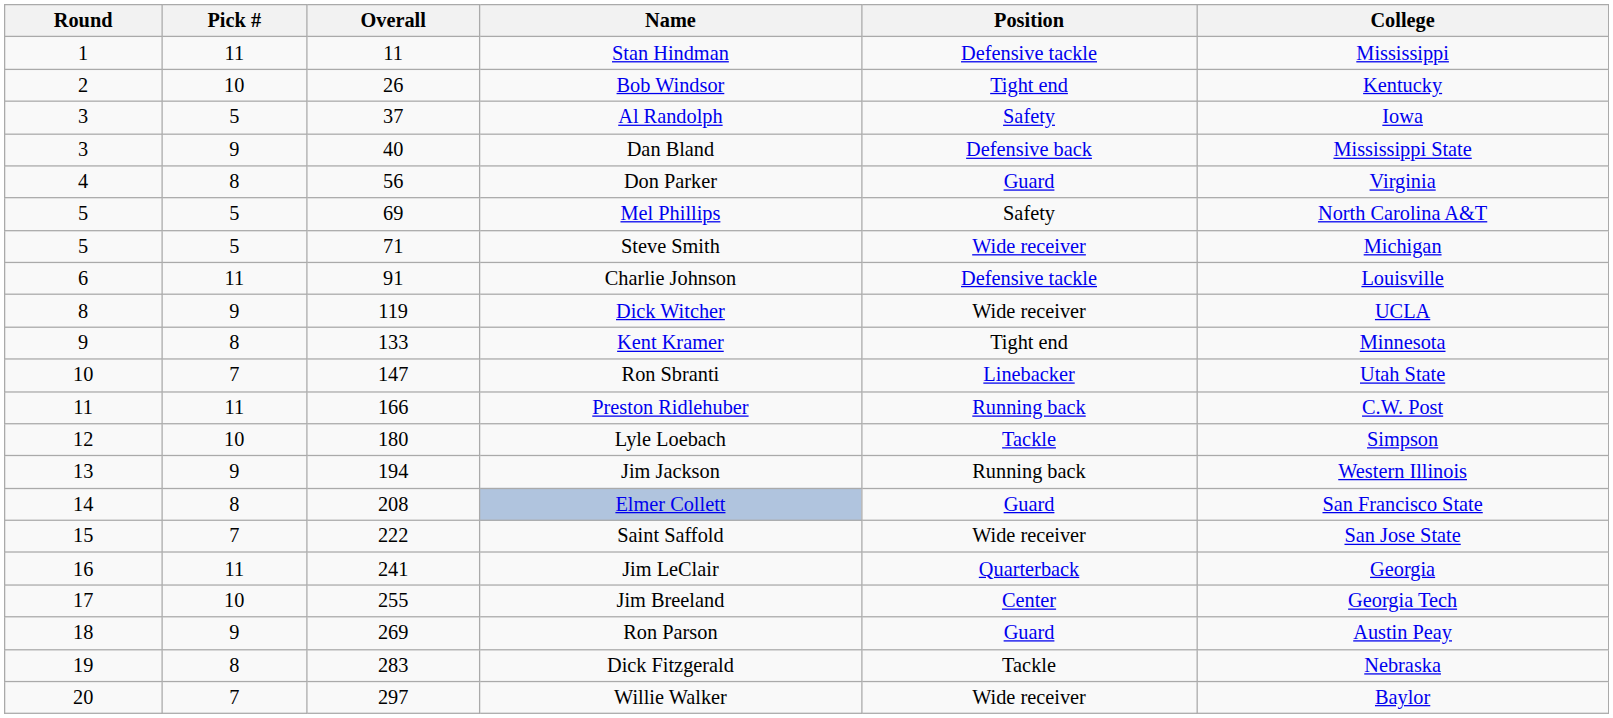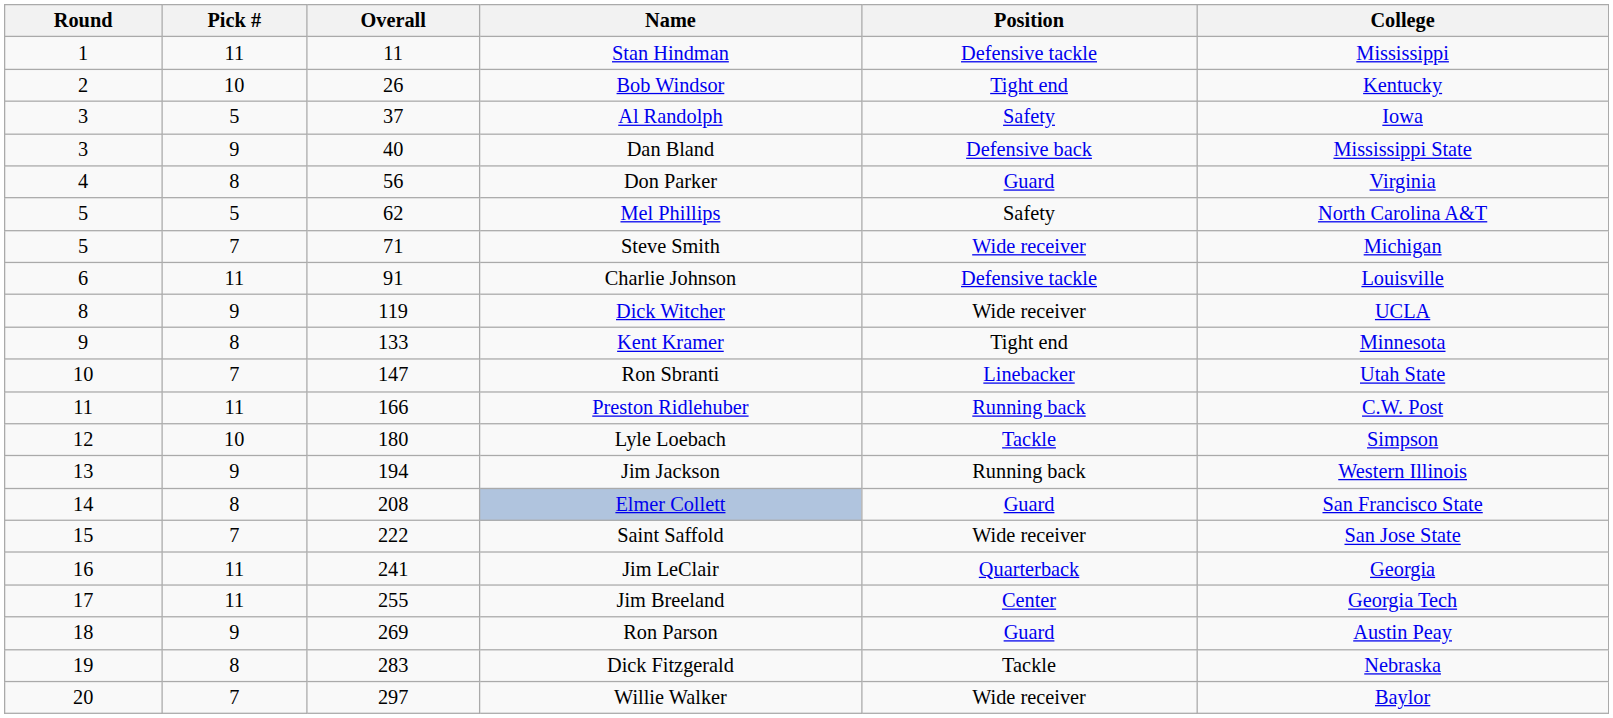(393, 213) 69 -> (393, 213) 62
(234, 246) 5 -> (234, 246) 7
(234, 600) 10 -> (234, 600) 11
